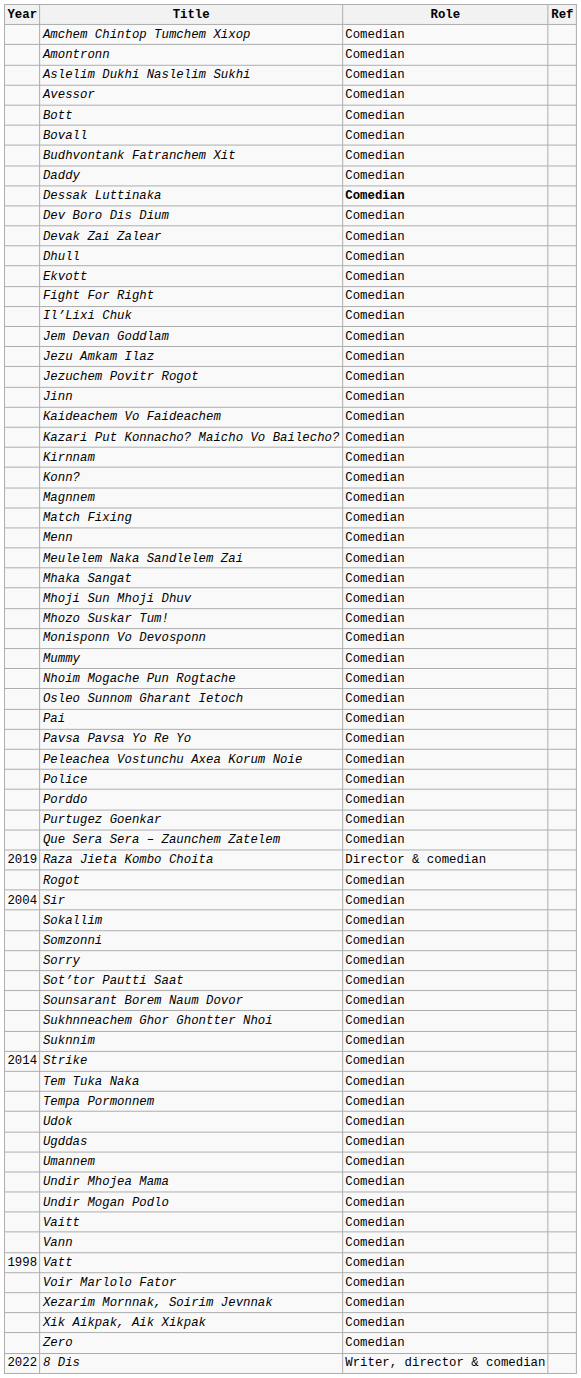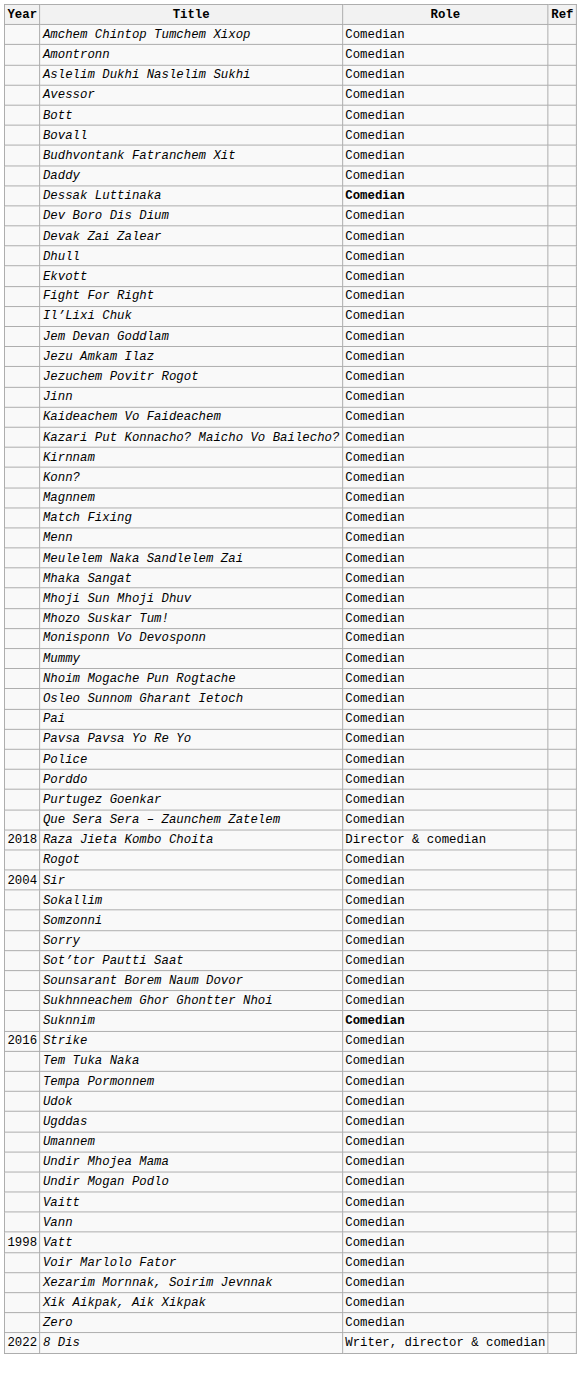- row: (173, 759)
(22, 860) 2019 -> (22, 840) 2018
(375, 1041) normal -> (375, 1021) bold
(22, 1061) 2014 -> (22, 1041) 2016
